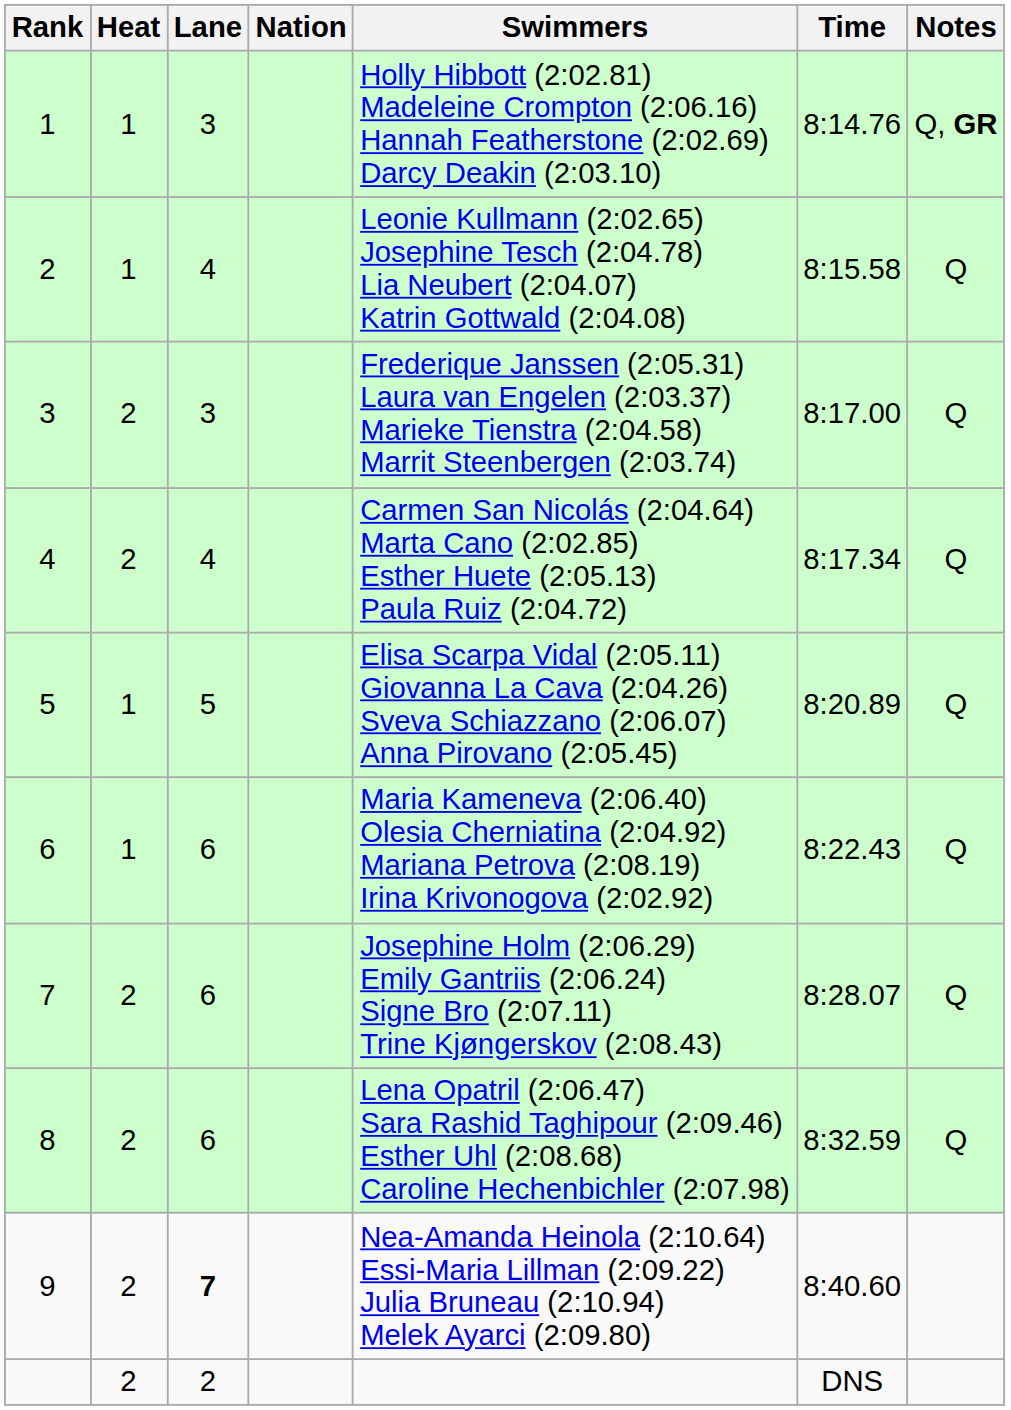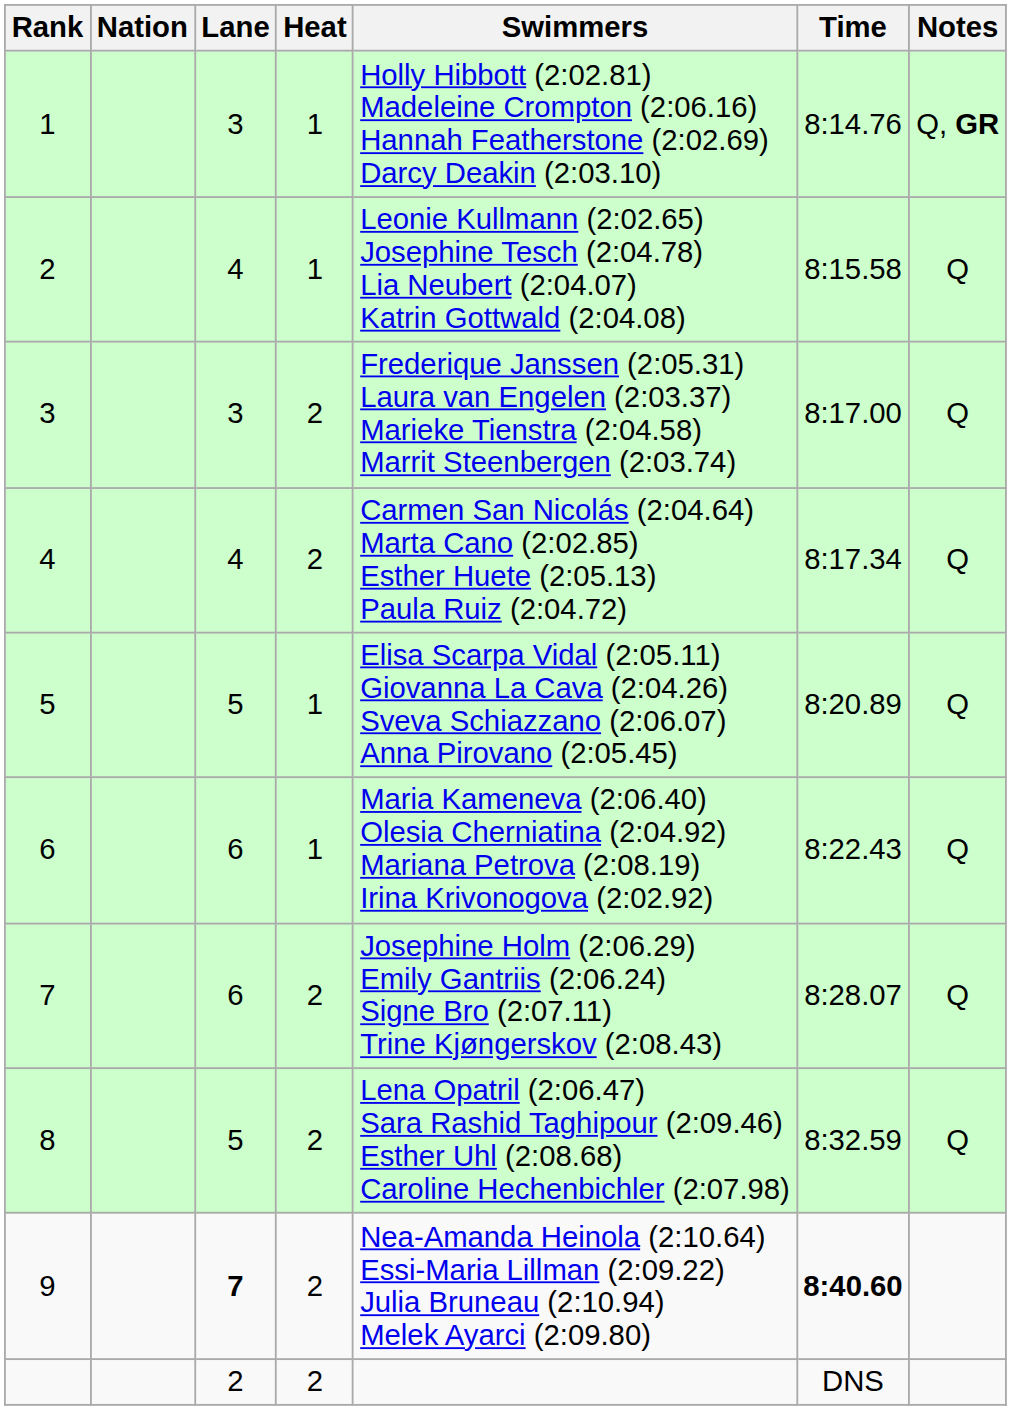columns swapped: (128, 27) <-> (301, 27)
(208, 1140) 6 -> (236, 1140) 5
(852, 1285) normal -> (853, 1285) bold
